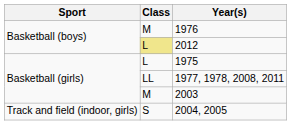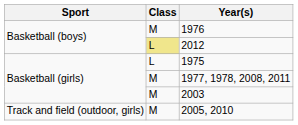(148, 78) LL -> (153, 78) M
- row: (201, 111)
+ row: (207, 111)
